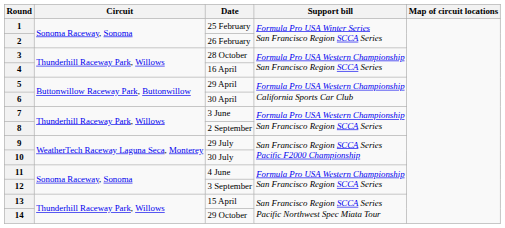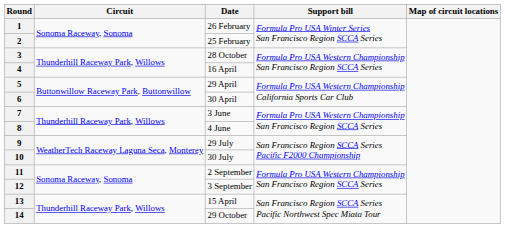(229, 25) 25 February -> (229, 25) 26 February
(229, 40) 26 February -> (229, 40) 25 February
(230, 128) 2 September -> (219, 128) 4 June
(219, 171) 4 June -> (230, 171) 2 September
